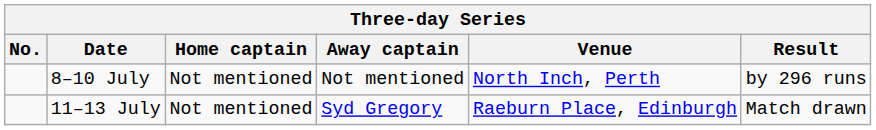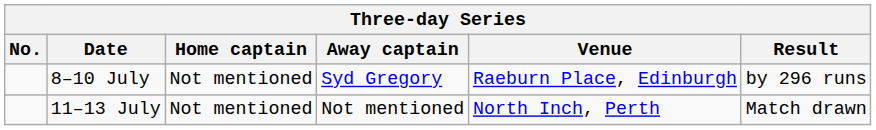(393, 79) Not mentioned -> (382, 79) Syd Gregory
(566, 79) North Inch, Perth -> (605, 79) Raeburn Place, Edinburgh
(382, 109) Syd Gregory -> (393, 109) Not mentioned
(605, 109) Raeburn Place, Edinburgh -> (566, 109) North Inch, Perth
